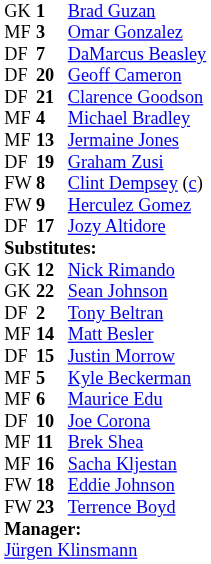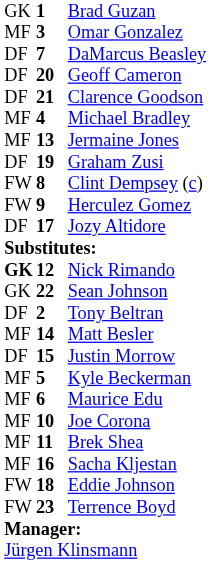(17, 269) normal -> (18, 269) bold
(16, 420) DF -> (17, 420) MF
